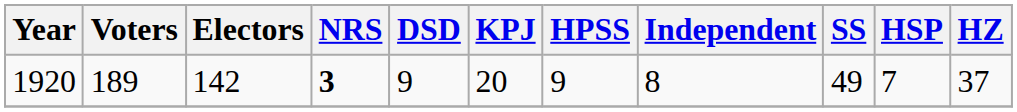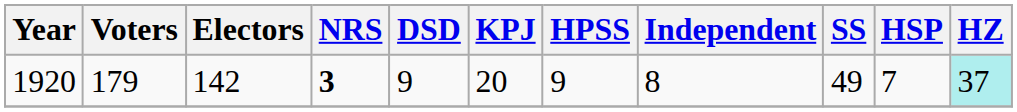(115, 80) 189 -> (115, 80) 179
(974, 80) no background -> (974, 80) paleturquoise background
